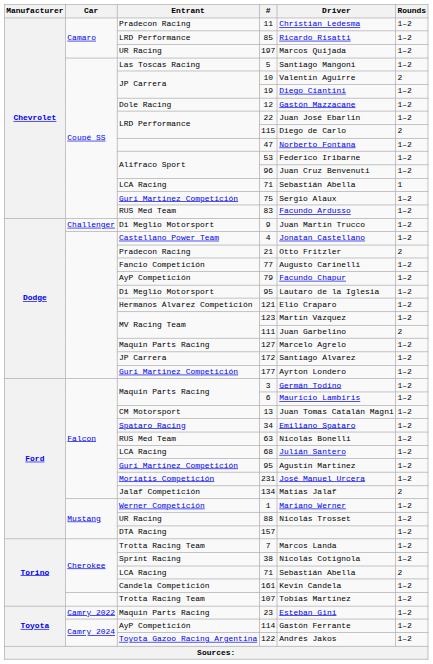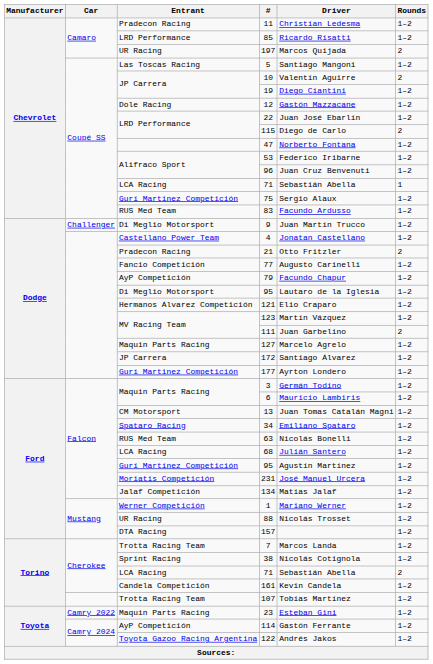(405, 51) 1–2 -> (400, 51) 2
(400, 492) 2 -> (405, 492) 1–2
